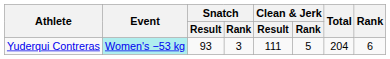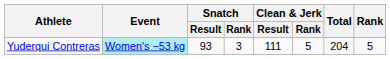(370, 46) 6 -> (370, 46) 5
